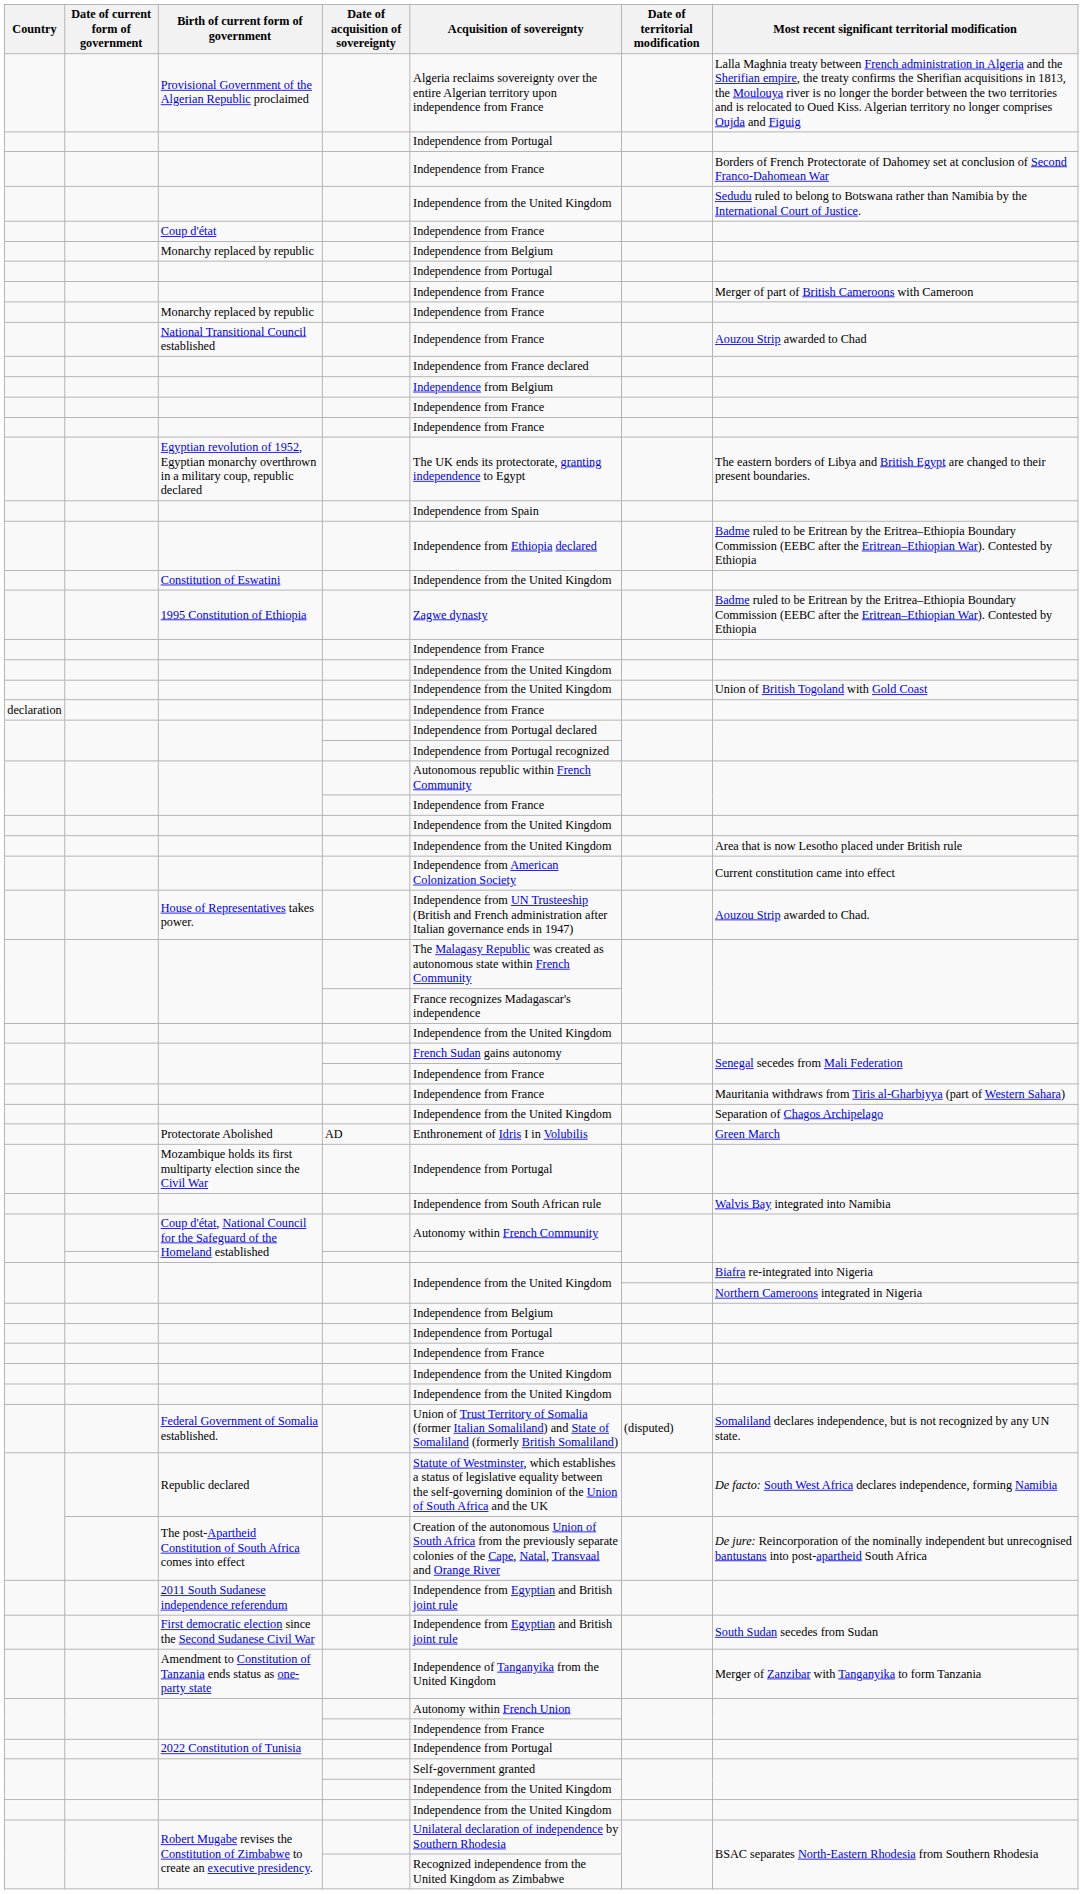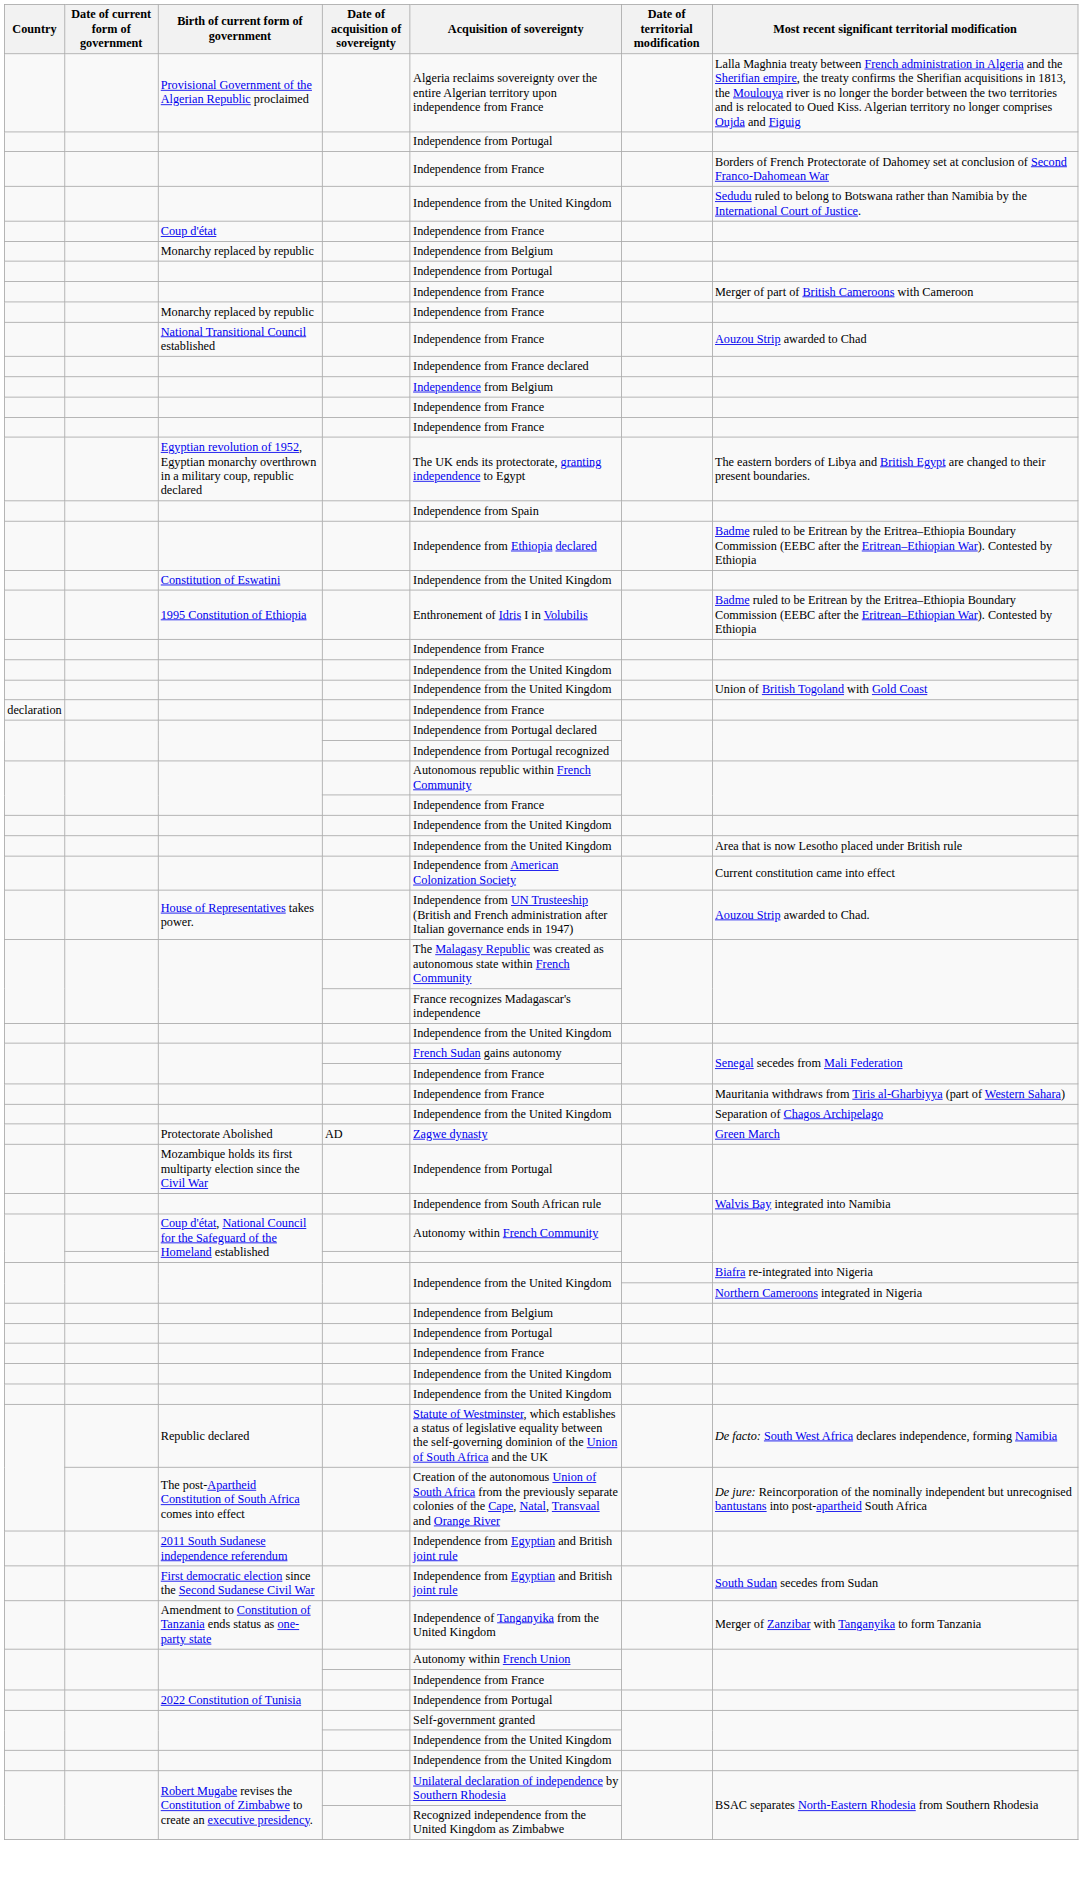(450, 615) Zagwe dynasty -> (500, 615) Enthronement of Idris I in Volubilis
(500, 1134) Enthronement of Idris I in Volubilis -> (450, 1134) Zagwe dynasty
- row: (34, 1429)
